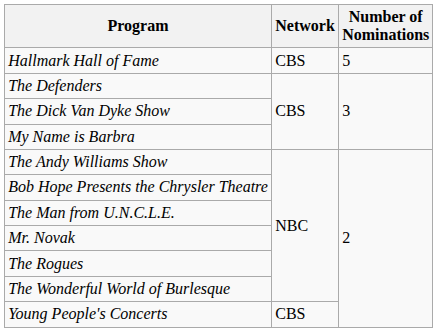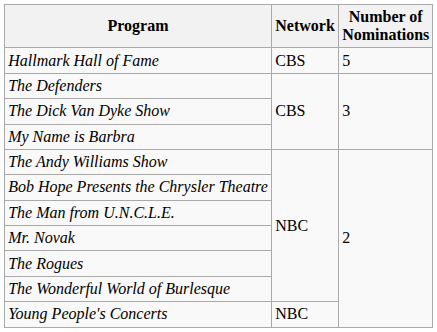(290, 314) CBS -> (292, 314) NBC
